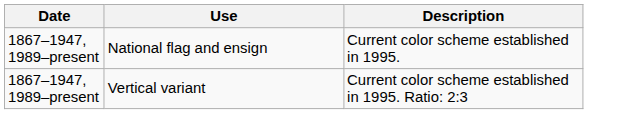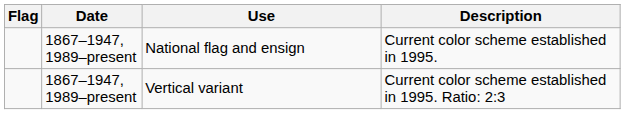+ column: (23, 16)
